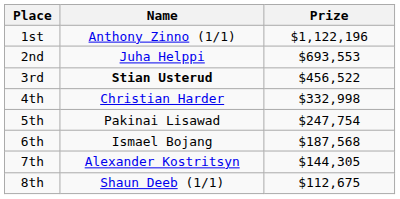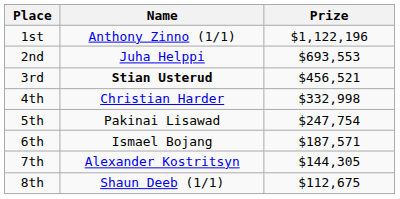(329, 78) $456,522 -> (329, 78) $456,521
(329, 141) $187,568 -> (329, 141) $187,571
